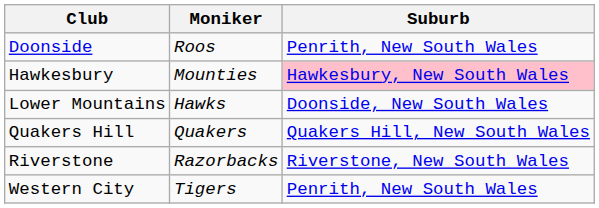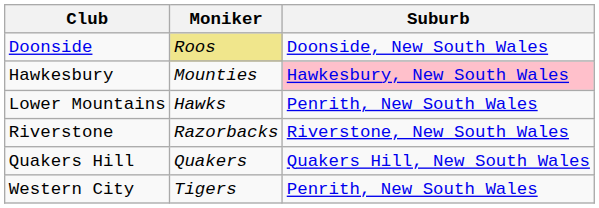(195, 47) no background -> (195, 47) khaki background
(412, 47) Penrith, New South Wales -> (417, 47) Doonside, New South Wales
(417, 104) Doonside, New South Wales -> (412, 104) Penrith, New South Wales
rows swapped: (61, 161) <-> (72, 132)
